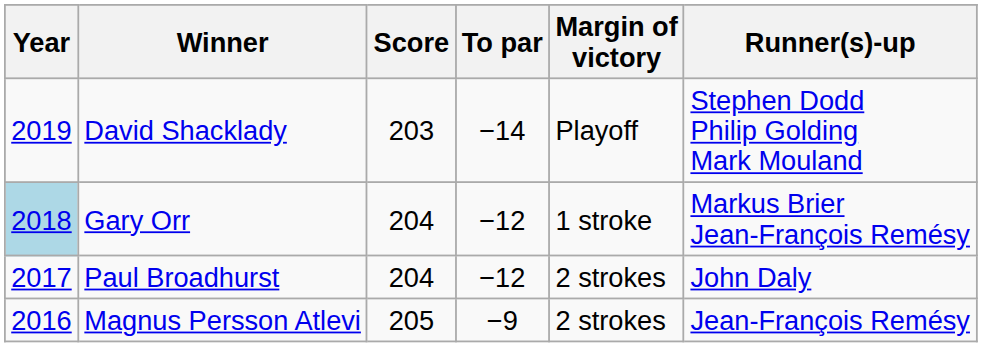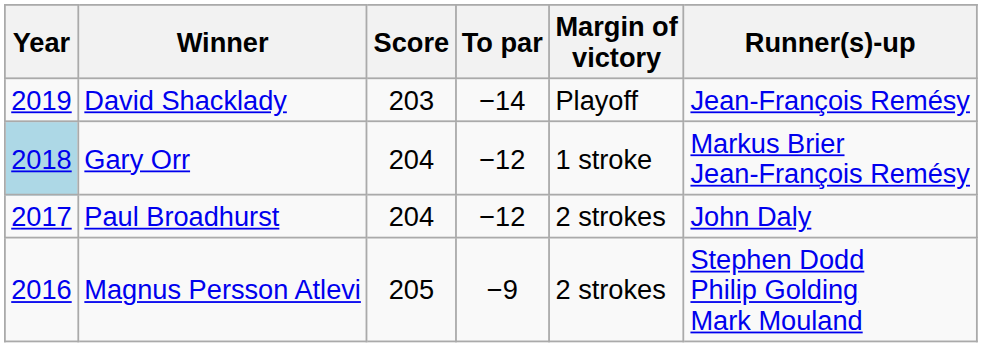(777, 131) Stephen Dodd Philip Golding Mark Mouland -> (830, 100) Jean-François Remésy
(830, 321) Jean-François Remésy -> (777, 290) Stephen Dodd Philip Golding Mark Mouland
